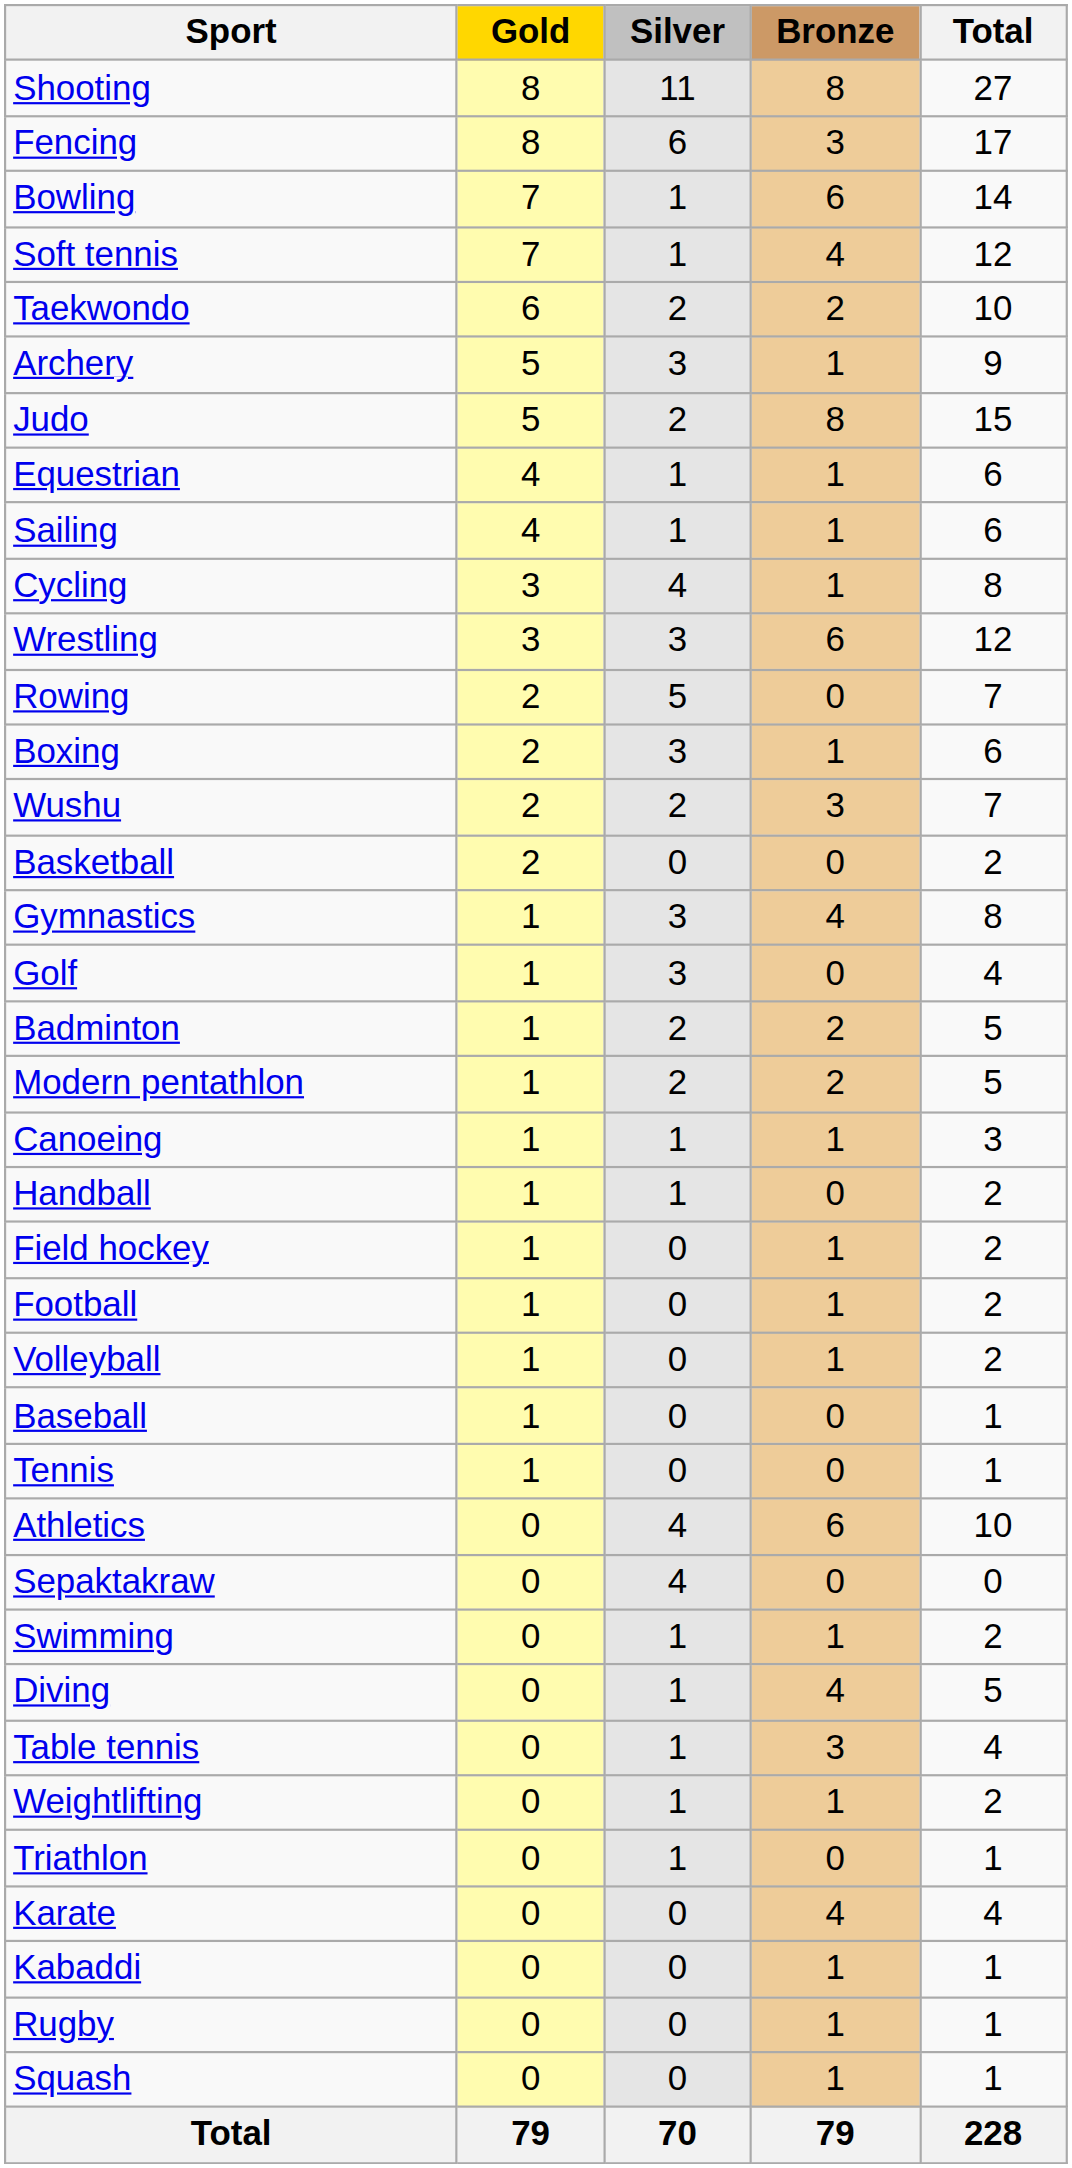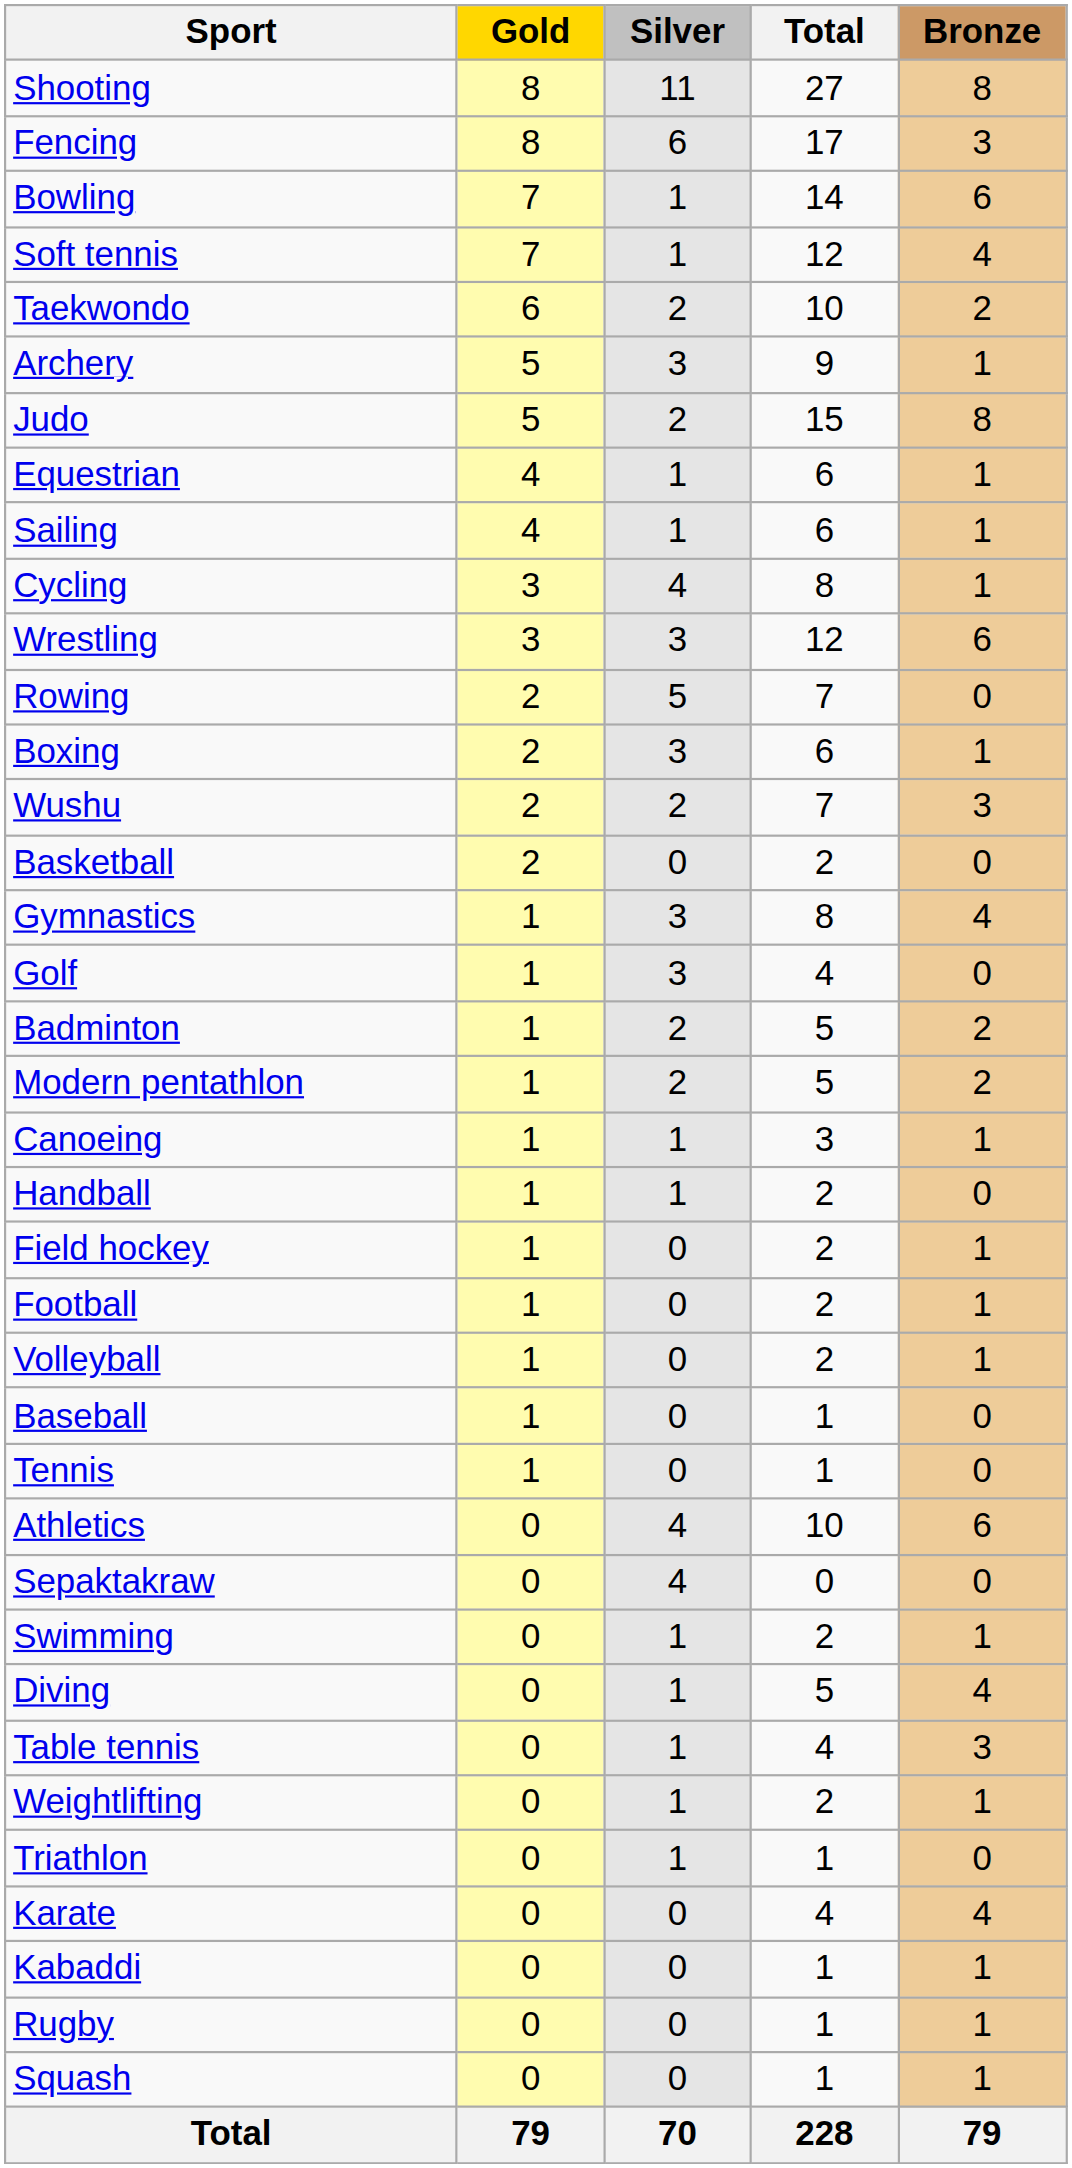columns swapped: (835, 32) <-> (993, 32)
